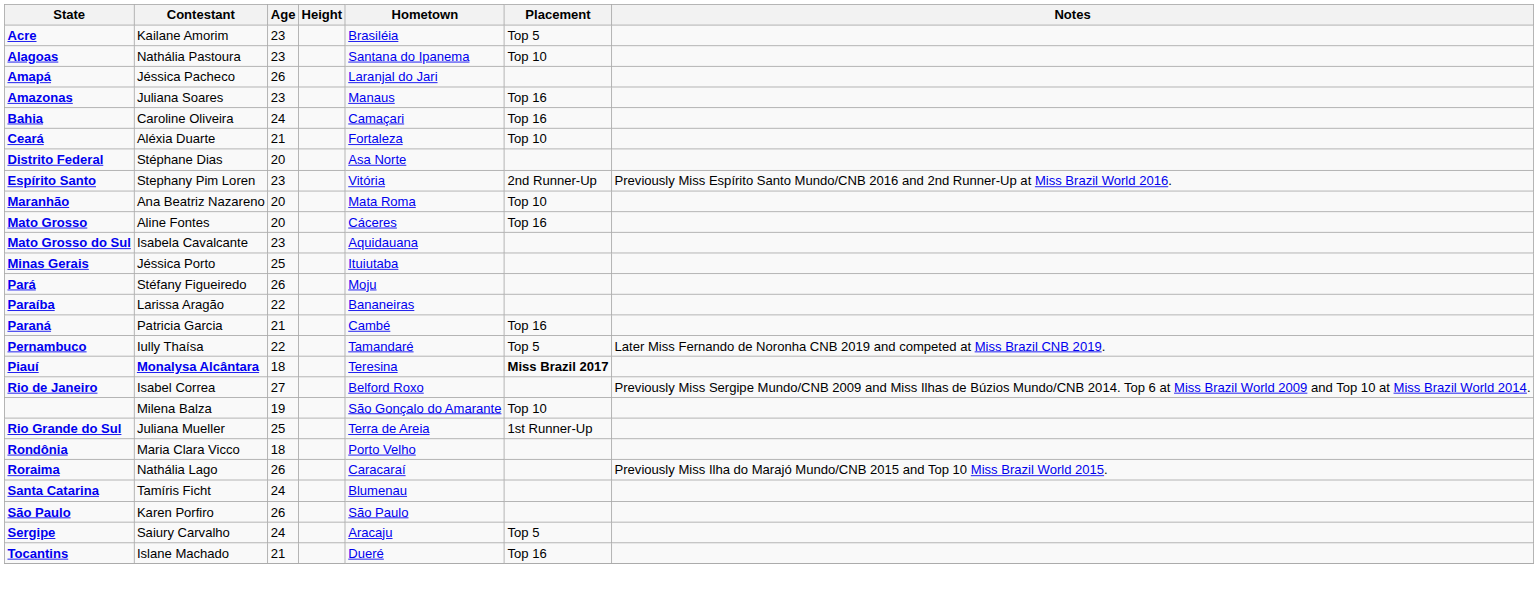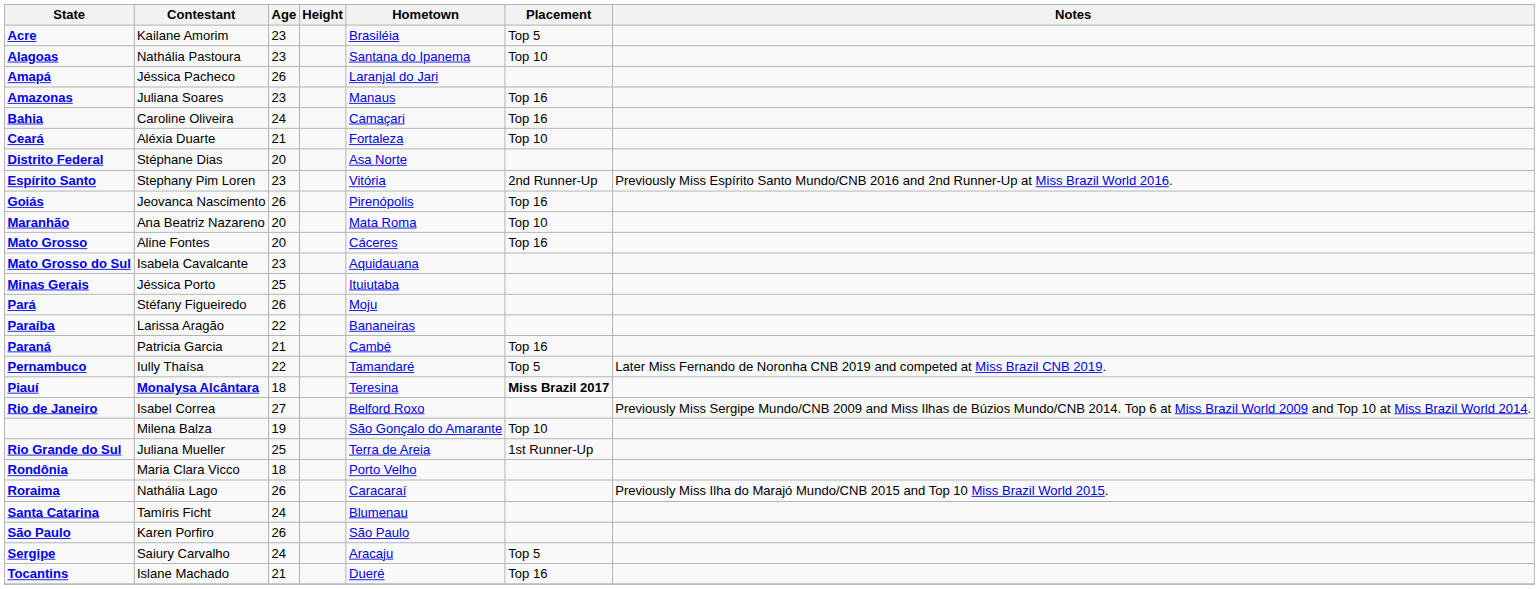+ row: (26, 201)
